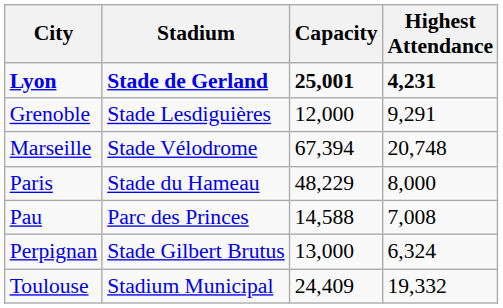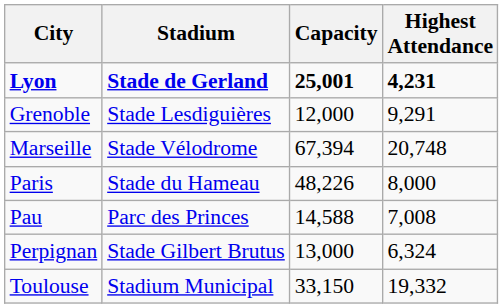(324, 182) 48,229 -> (324, 182) 48,226
(324, 285) 24,409 -> (324, 285) 33,150
